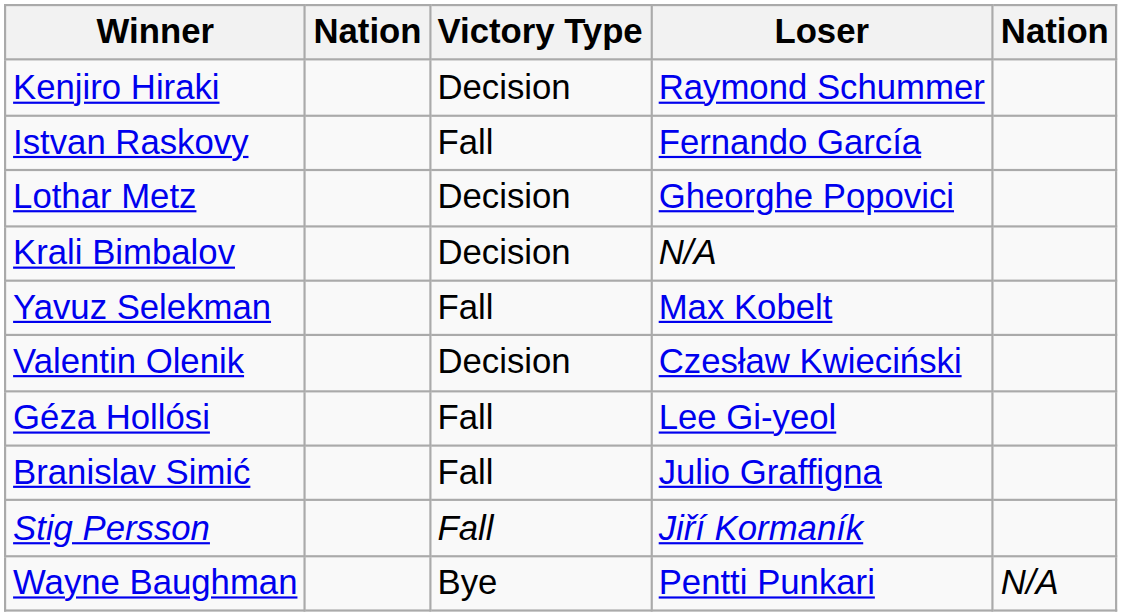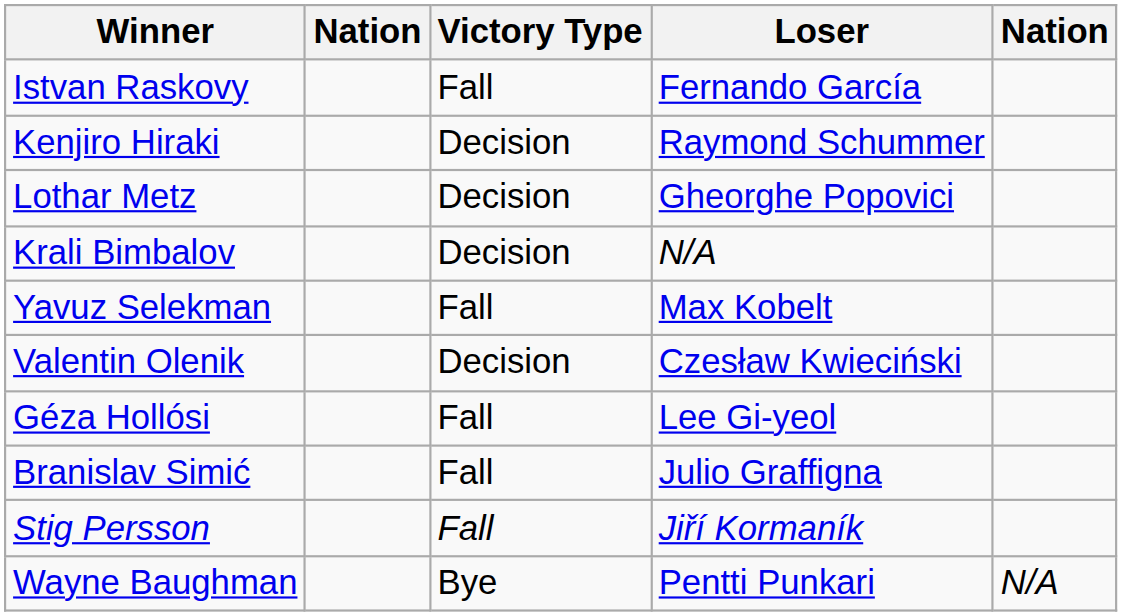rows swapped: (116, 87) <-> (131, 142)
